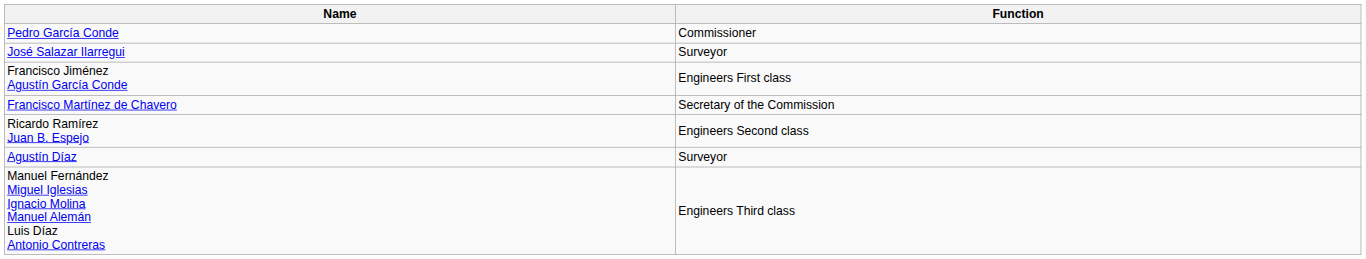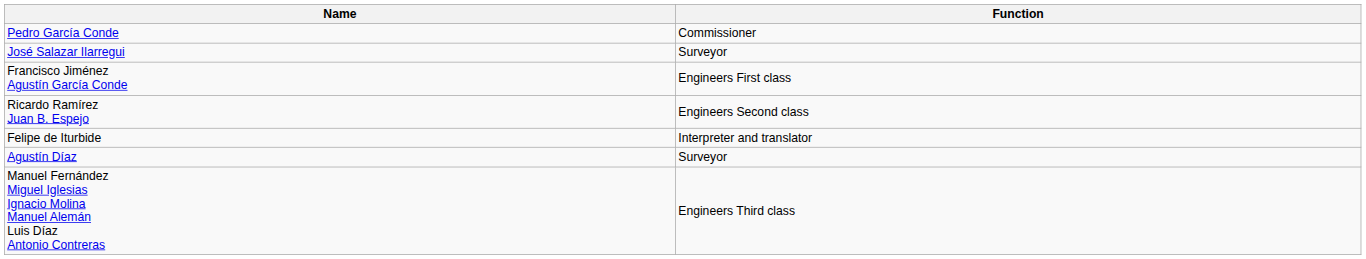- row: (92, 104)
+ row: (54, 137)
